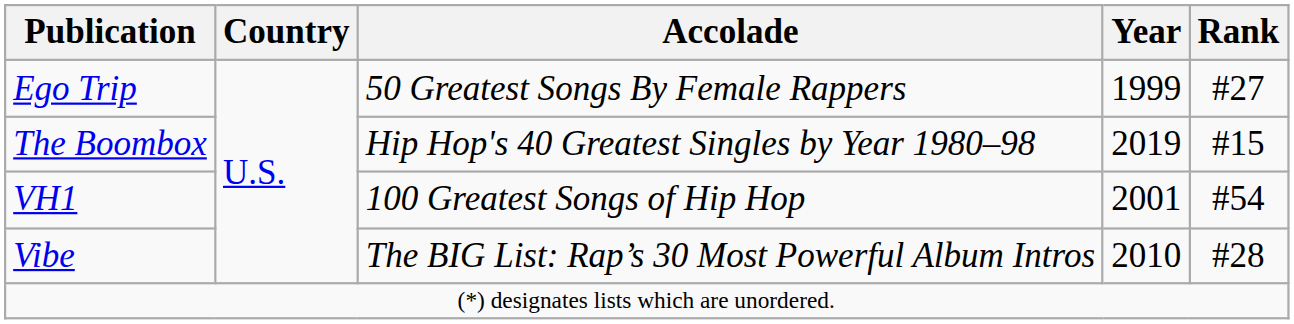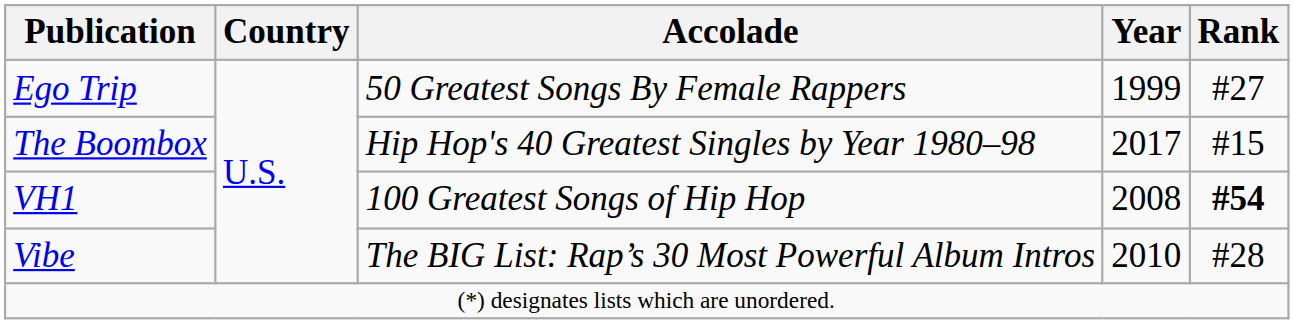(1146, 143) 2019 -> (1146, 143) 2017
(1146, 198) 2001 -> (1146, 198) 2008
(1238, 198) normal -> (1238, 198) bold
